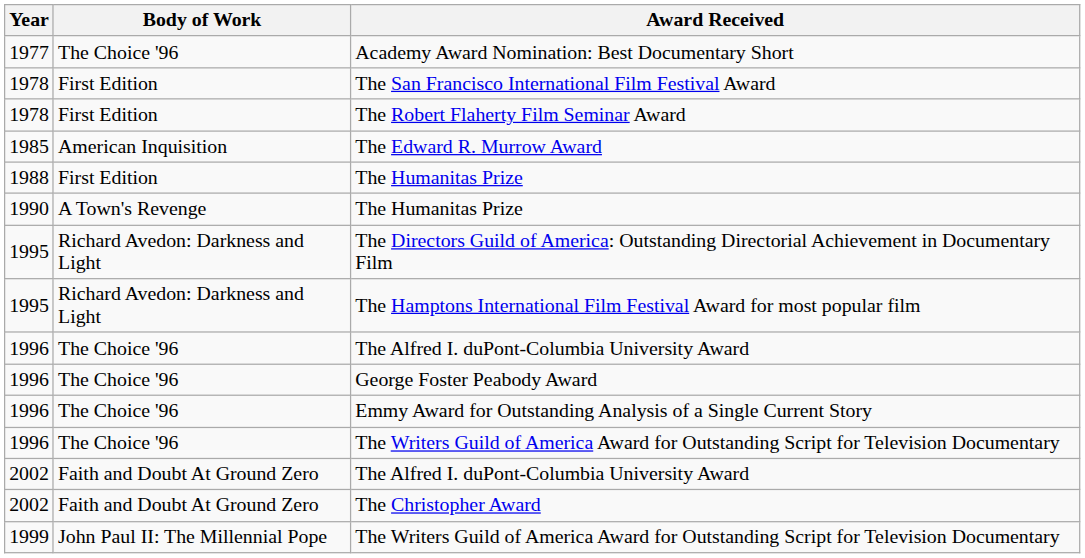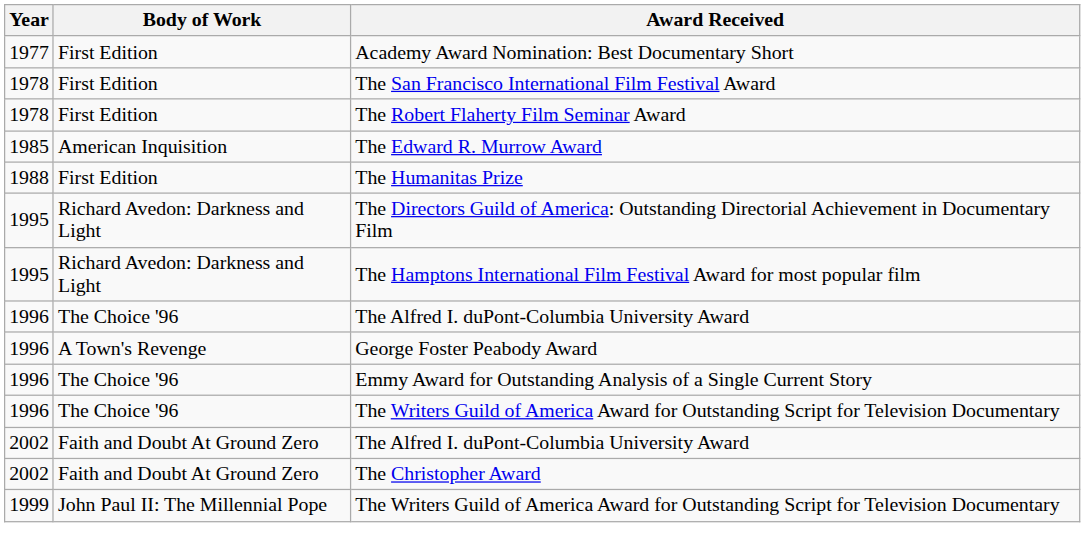(118, 51) The Choice '96 -> (108, 51) First Edition
- row: (29, 209)
(118, 379) The Choice '96 -> (132, 348) A Town's Revenge
